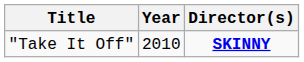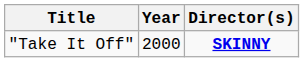(161, 44) 2010 -> (161, 44) 2000
